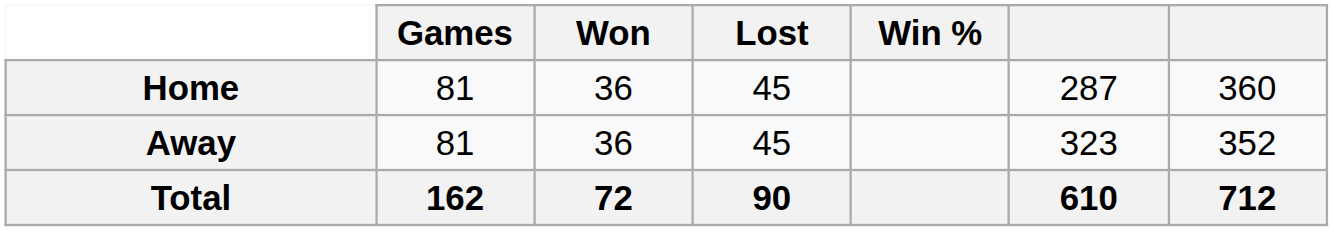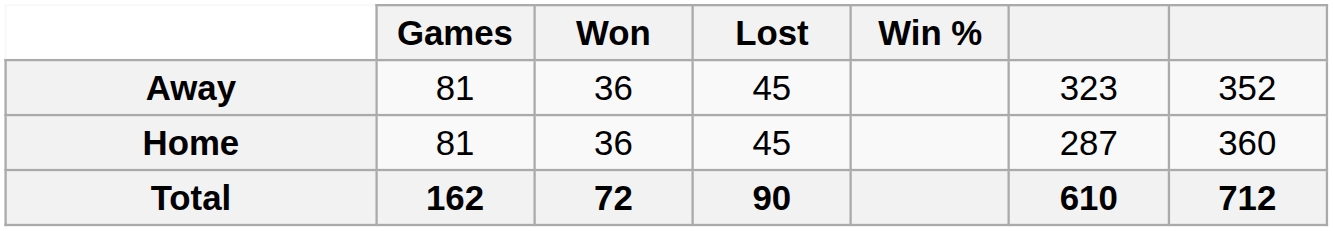rows swapped: (191, 88) <-> (191, 143)
